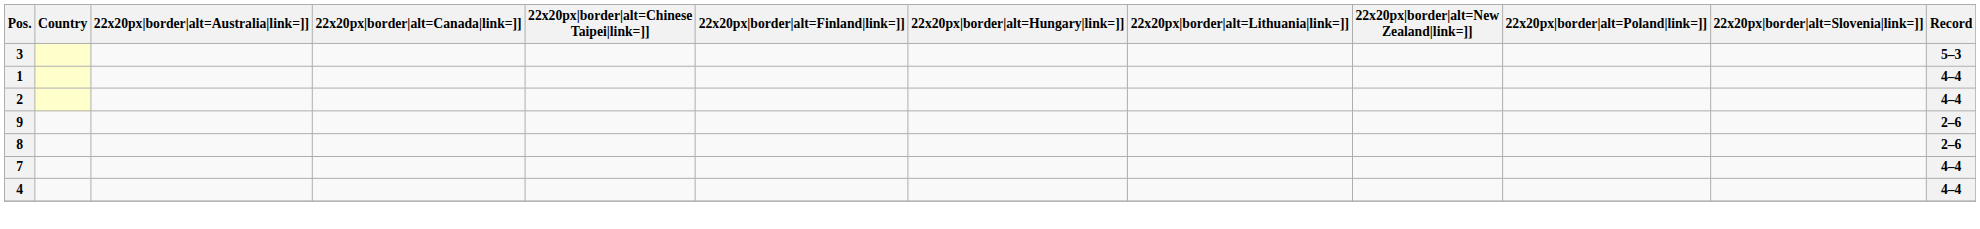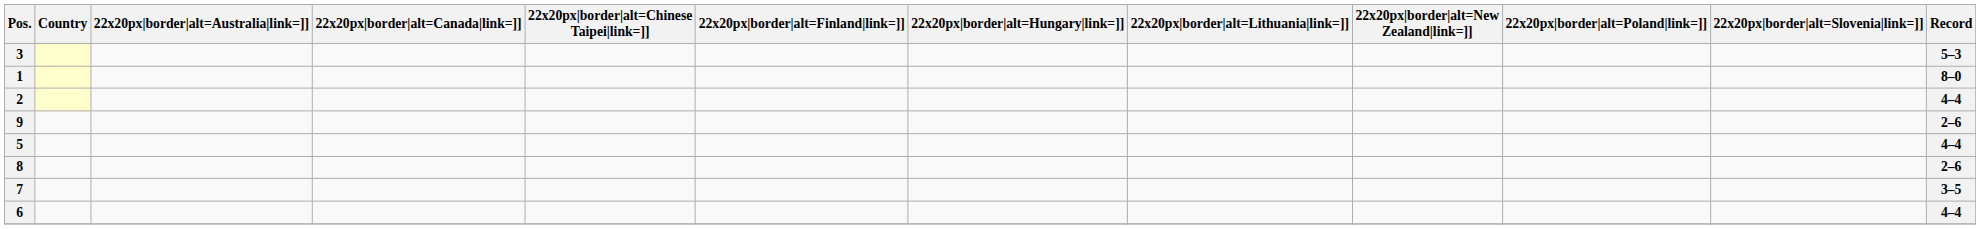(1951, 77) 4–4 -> (1951, 77) 8–0
+ row: (20, 145)
(1951, 167) 4–4 -> (1951, 190) 3–5
+ row: (20, 212)
- row: (20, 190)
